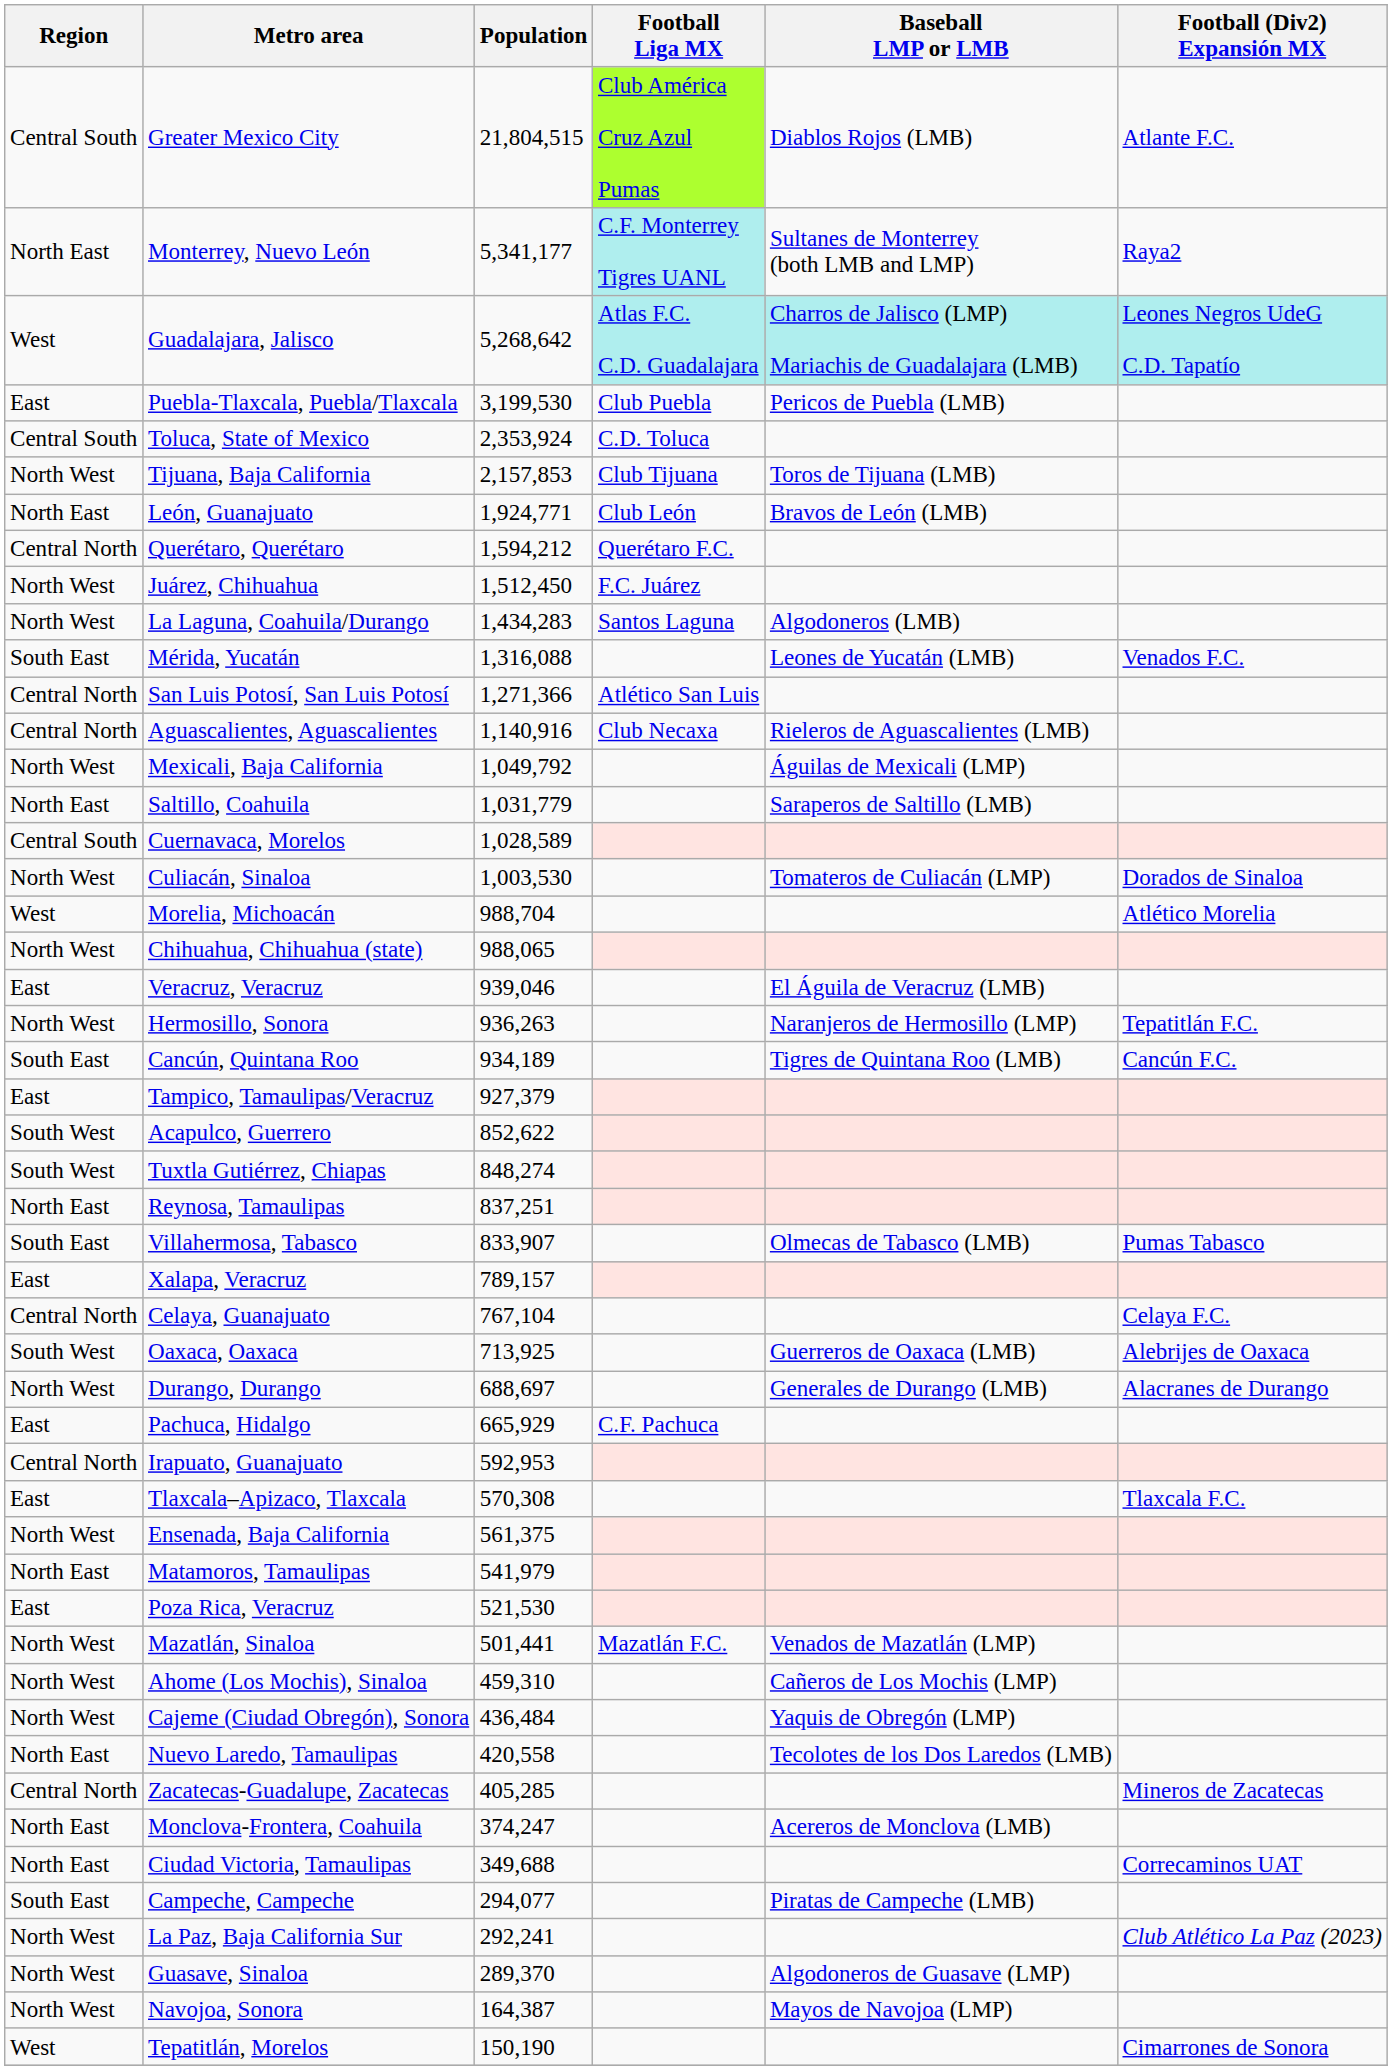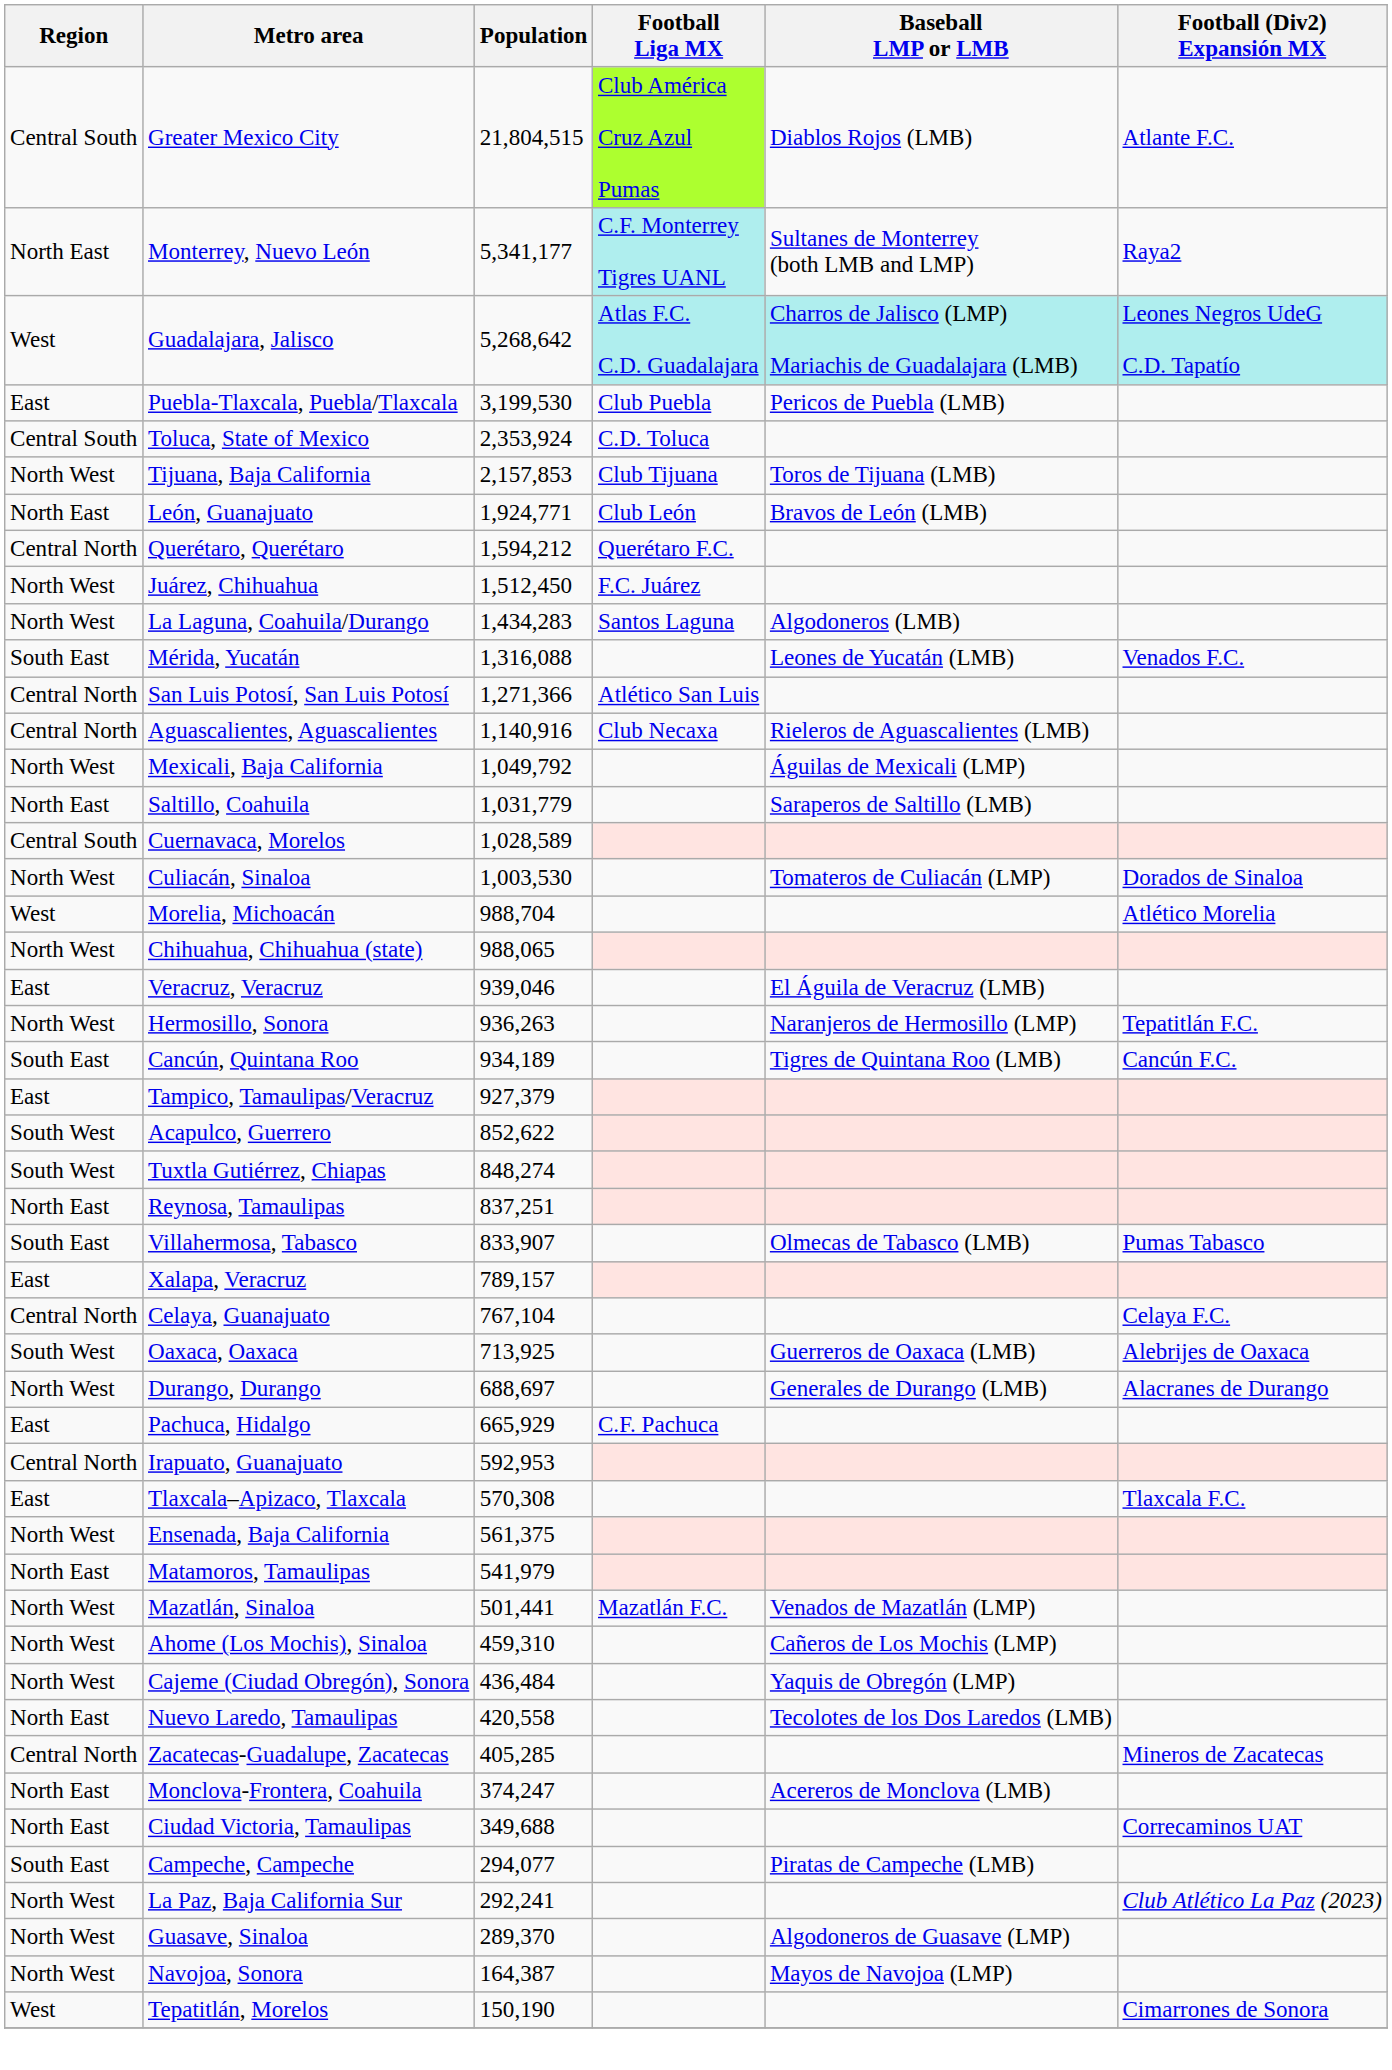- row: (241, 1608)
